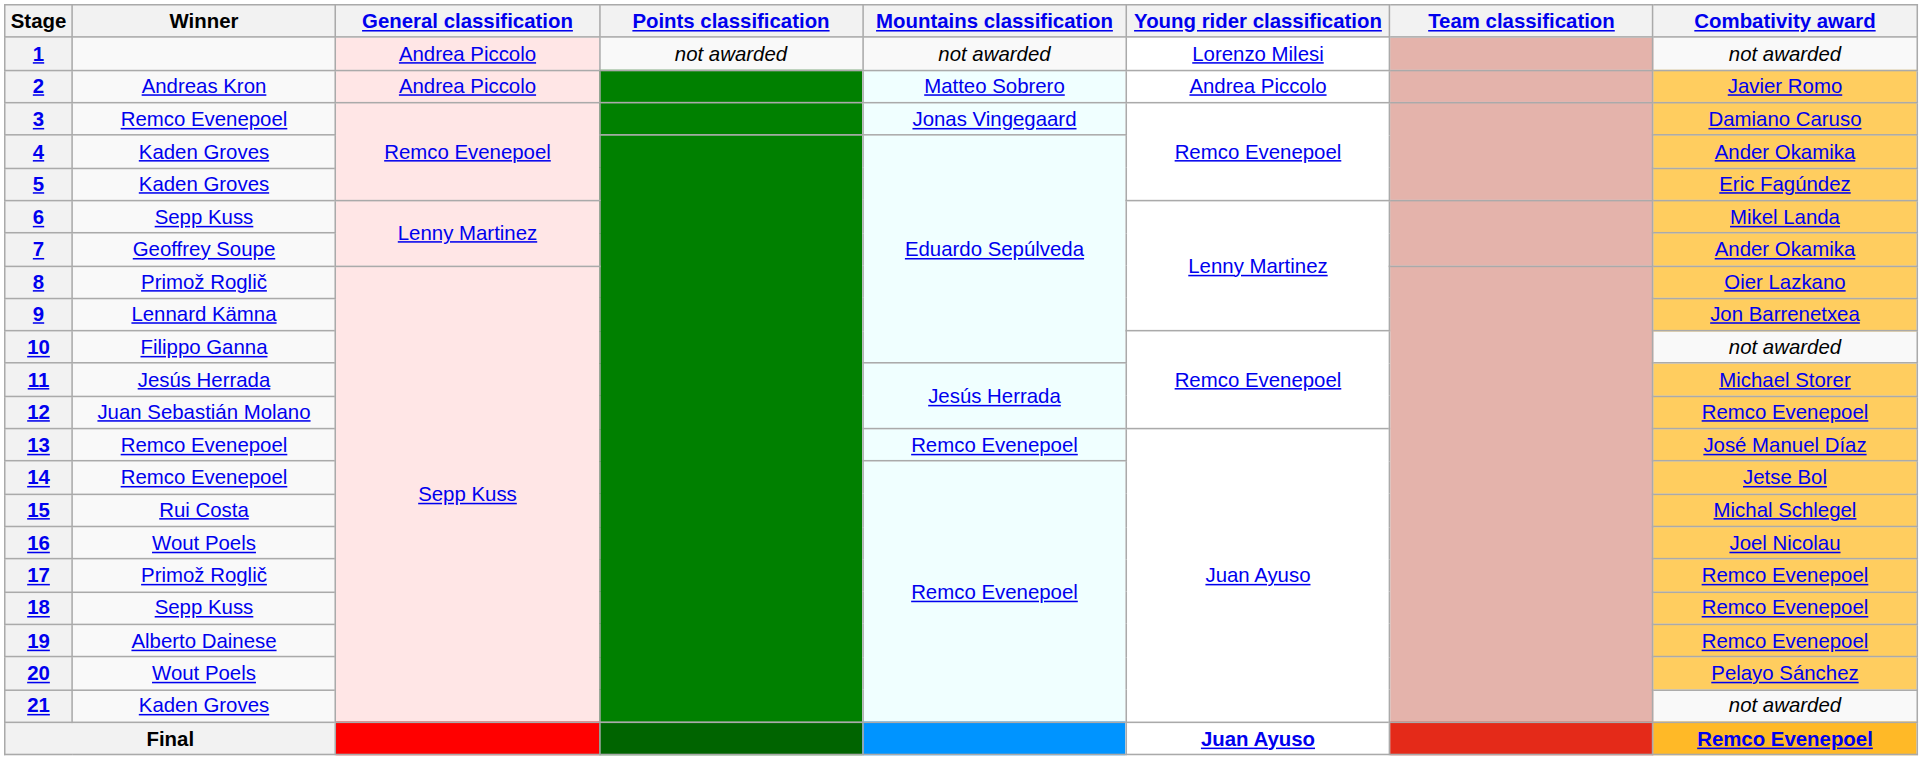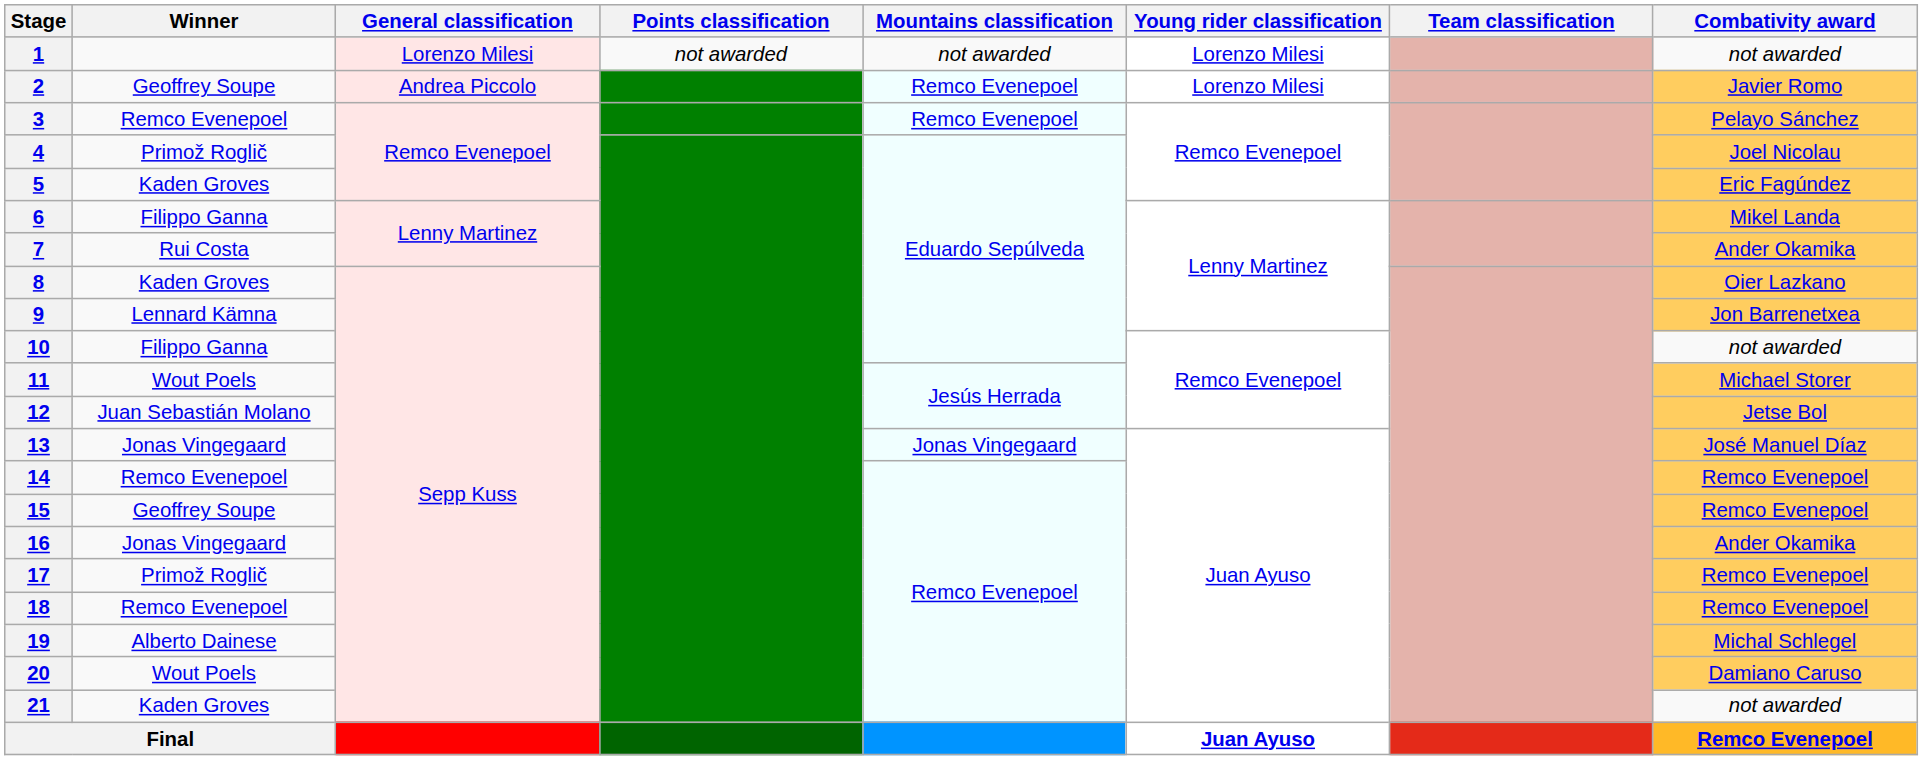(467, 54) Andrea Piccolo -> (467, 54) Lorenzo Milesi
(204, 87) Andreas Kron -> (204, 87) Geoffrey Soupe
(994, 87) Matteo Sobrero -> (994, 87) Remco Evenepoel
(1258, 87) Andrea Piccolo -> (1258, 87) Lorenzo Milesi
(994, 119) Jonas Vingegaard -> (994, 119) Remco Evenepoel
(1785, 119) Damiano Caruso -> (1785, 119) Pelayo Sánchez
(204, 152) Kaden Groves -> (204, 152) Primož Roglič
(1785, 152) Ander Okamika -> (1785, 152) Joel Nicolau
(204, 217) Sepp Kuss -> (204, 217) Filippo Ganna
(204, 250) Geoffrey Soupe -> (204, 250) Rui Costa
(204, 282) Primož Roglič -> (204, 282) Kaden Groves
(204, 380) Jesús Herrada -> (204, 380) Wout Poels
(1785, 413) Remco Evenepoel -> (1785, 413) Jetse Bol
(204, 445) Remco Evenepoel -> (204, 445) Jonas Vingegaard
(994, 445) Remco Evenepoel -> (994, 445) Jonas Vingegaard
(1785, 478) Jetse Bol -> (1785, 478) Remco Evenepoel
(204, 511) Rui Costa -> (204, 511) Geoffrey Soupe
(1785, 511) Michal Schlegel -> (1785, 511) Remco Evenepoel
(204, 543) Wout Poels -> (204, 543) Jonas Vingegaard
(1785, 543) Joel Nicolau -> (1785, 543) Ander Okamika
(204, 608) Sepp Kuss -> (204, 608) Remco Evenepoel
(1785, 641) Remco Evenepoel -> (1785, 641) Michal Schlegel
(1785, 674) Pelayo Sánchez -> (1785, 674) Damiano Caruso
